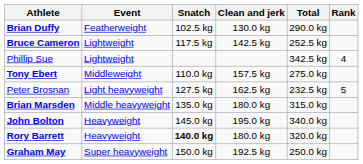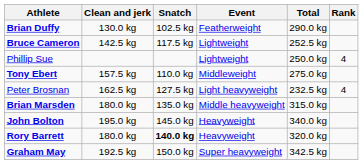columns swapped: (127, 12) <-> (251, 12)
(308, 59) 342.5 kg -> (308, 59) 250.0 kg
(343, 90) 5 -> (343, 90) 4
(308, 152) 250.0 kg -> (308, 152) 342.5 kg
